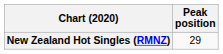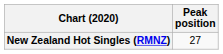(195, 40) 29 -> (195, 40) 27
